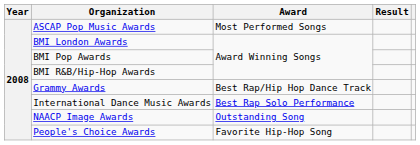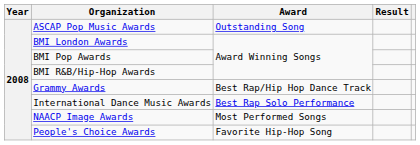(271, 27) Most Performed Songs -> (260, 27) Outstanding Song
(260, 117) Outstanding Song -> (271, 117) Most Performed Songs
